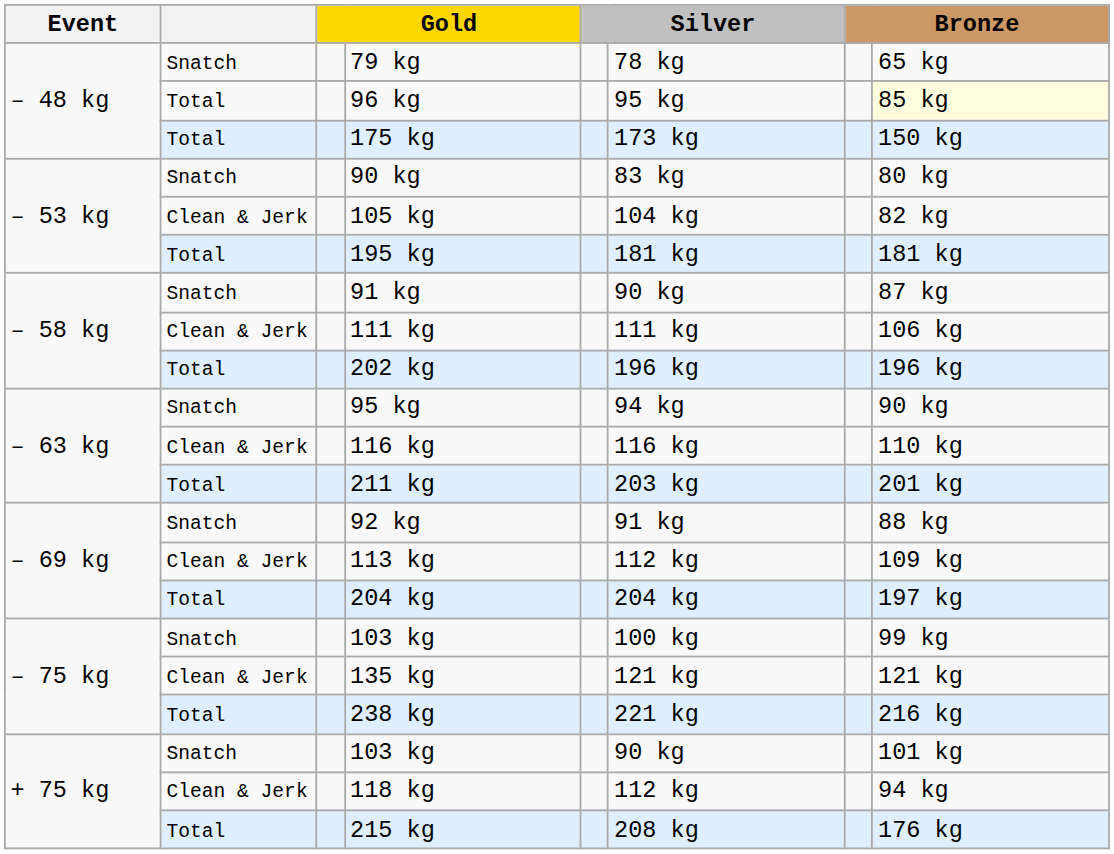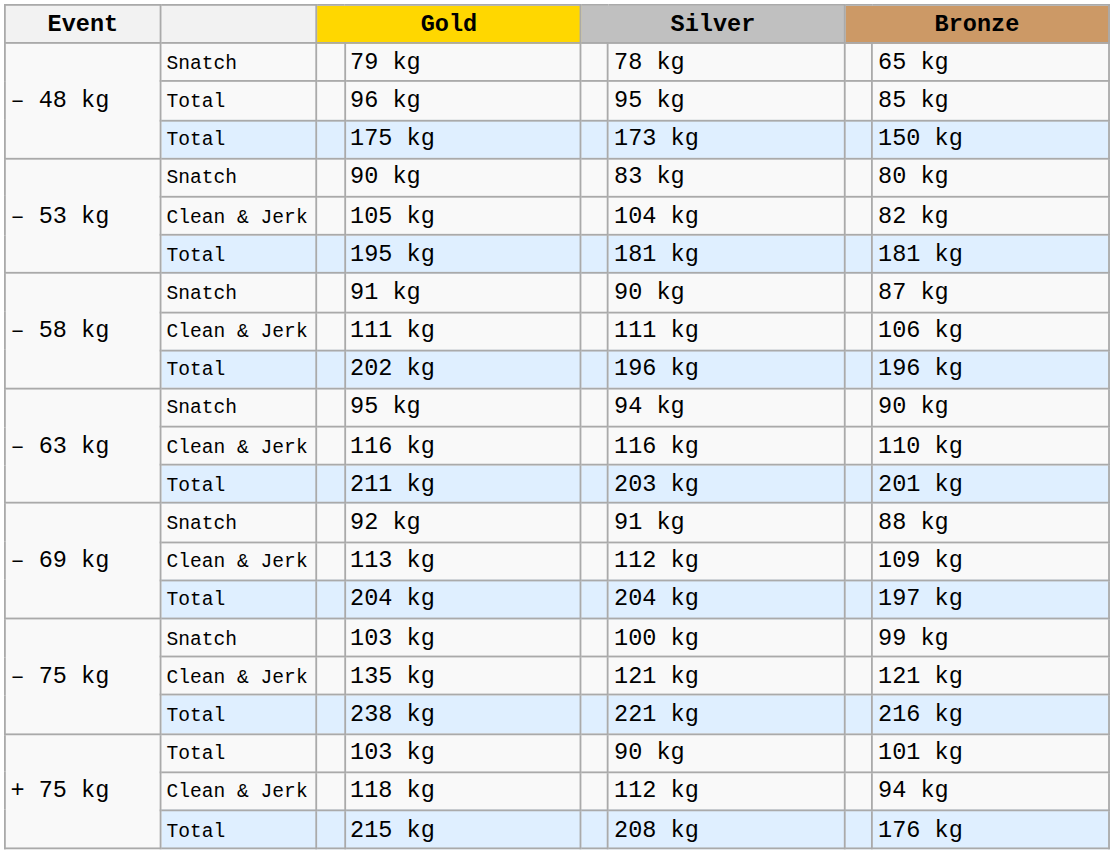(913, 101) lightyellow background -> (913, 101) no background
(202, 754) Snatch -> (196, 754) Total
